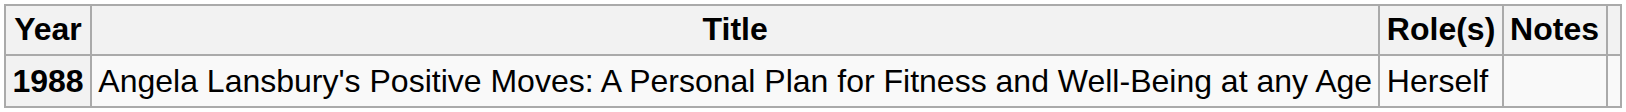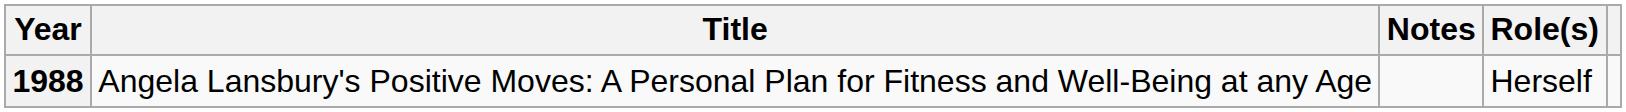columns swapped: (1441, 29) <-> (1555, 29)
